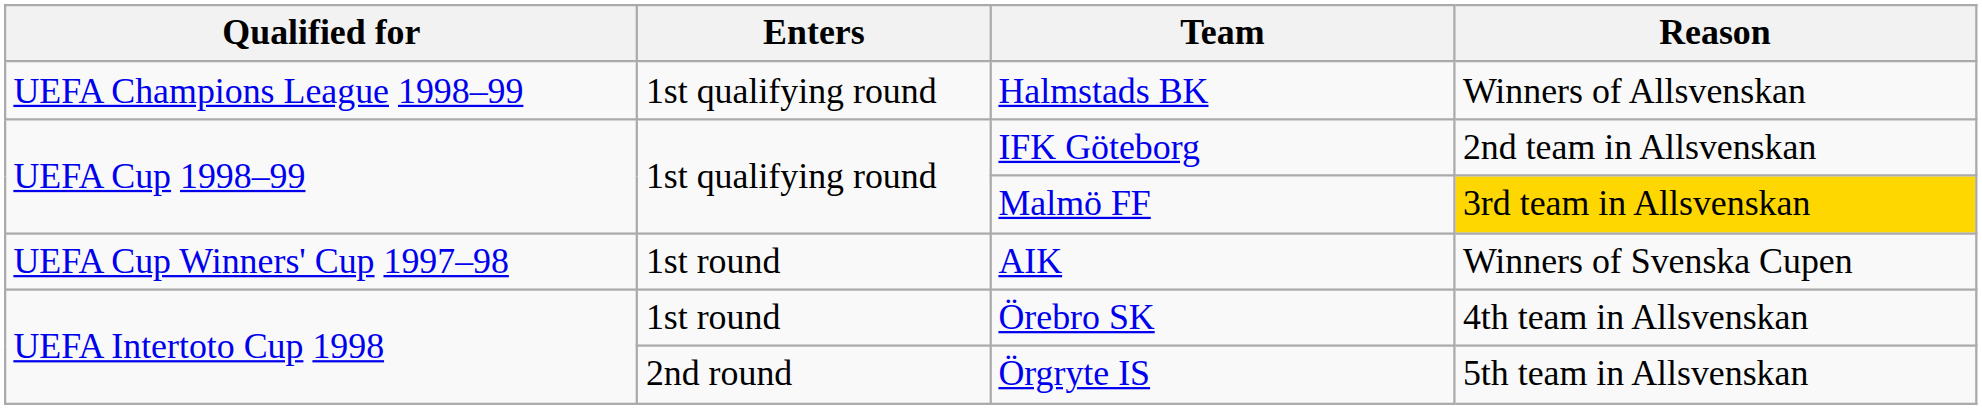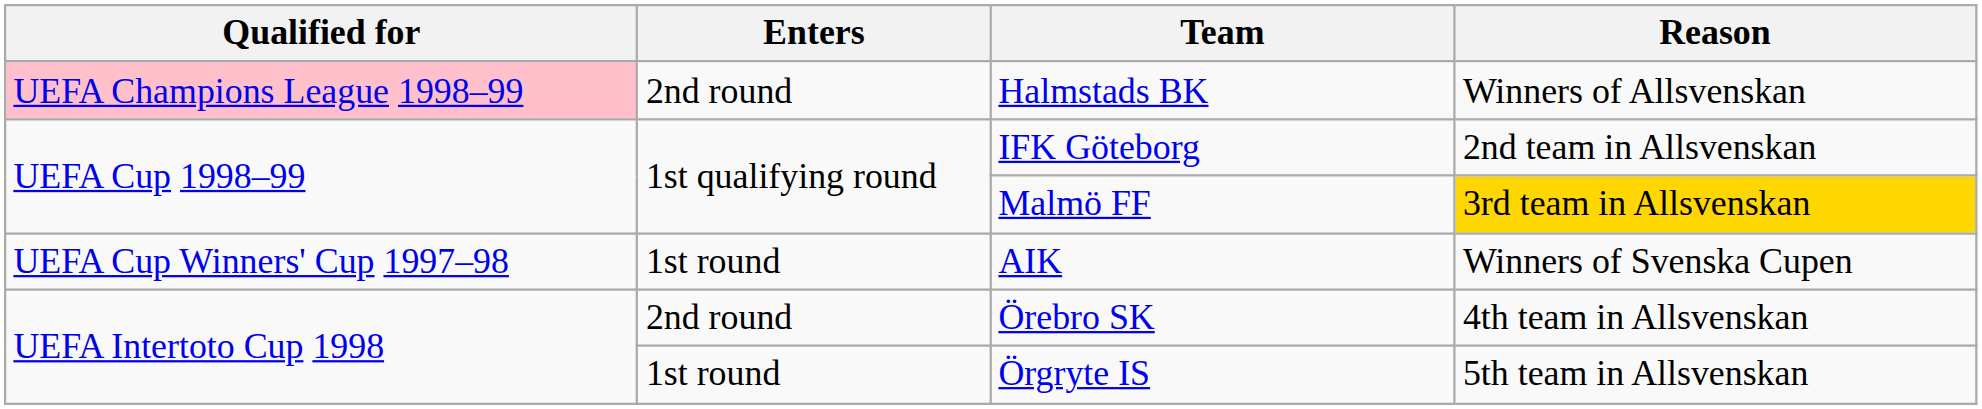(268, 89) no background -> (268, 89) pink background
(791, 89) 1st qualifying round -> (719, 89) 2nd round
(713, 317) 1st round -> (719, 317) 2nd round
(719, 373) 2nd round -> (713, 373) 1st round
